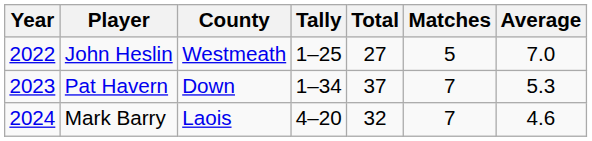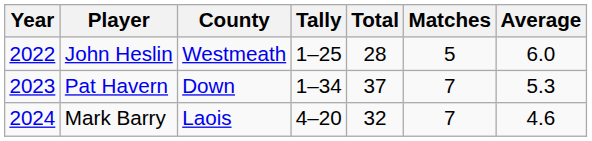(375, 53) 27 -> (375, 53) 28
(541, 53) 7.0 -> (541, 53) 6.0
